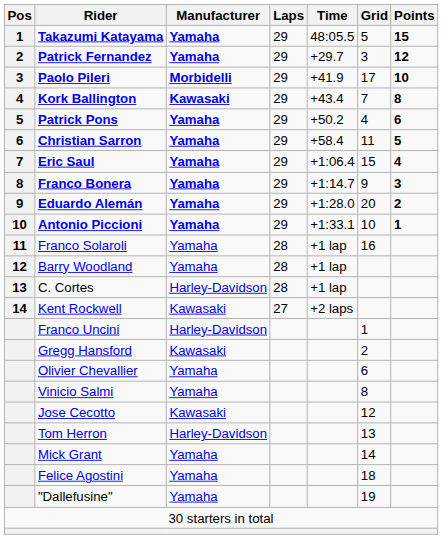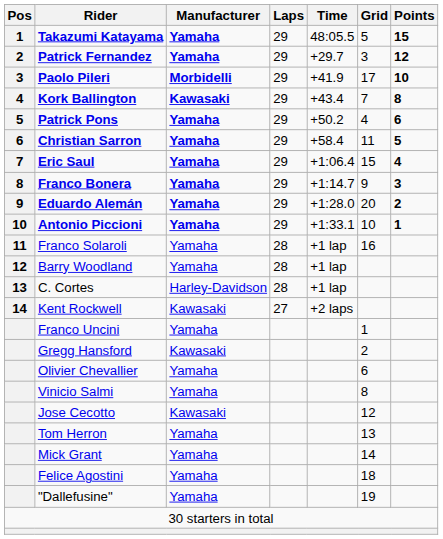(218, 329) Harley-Davidson -> (194, 329) Yamaha
(218, 434) Harley-Davidson -> (194, 434) Yamaha
